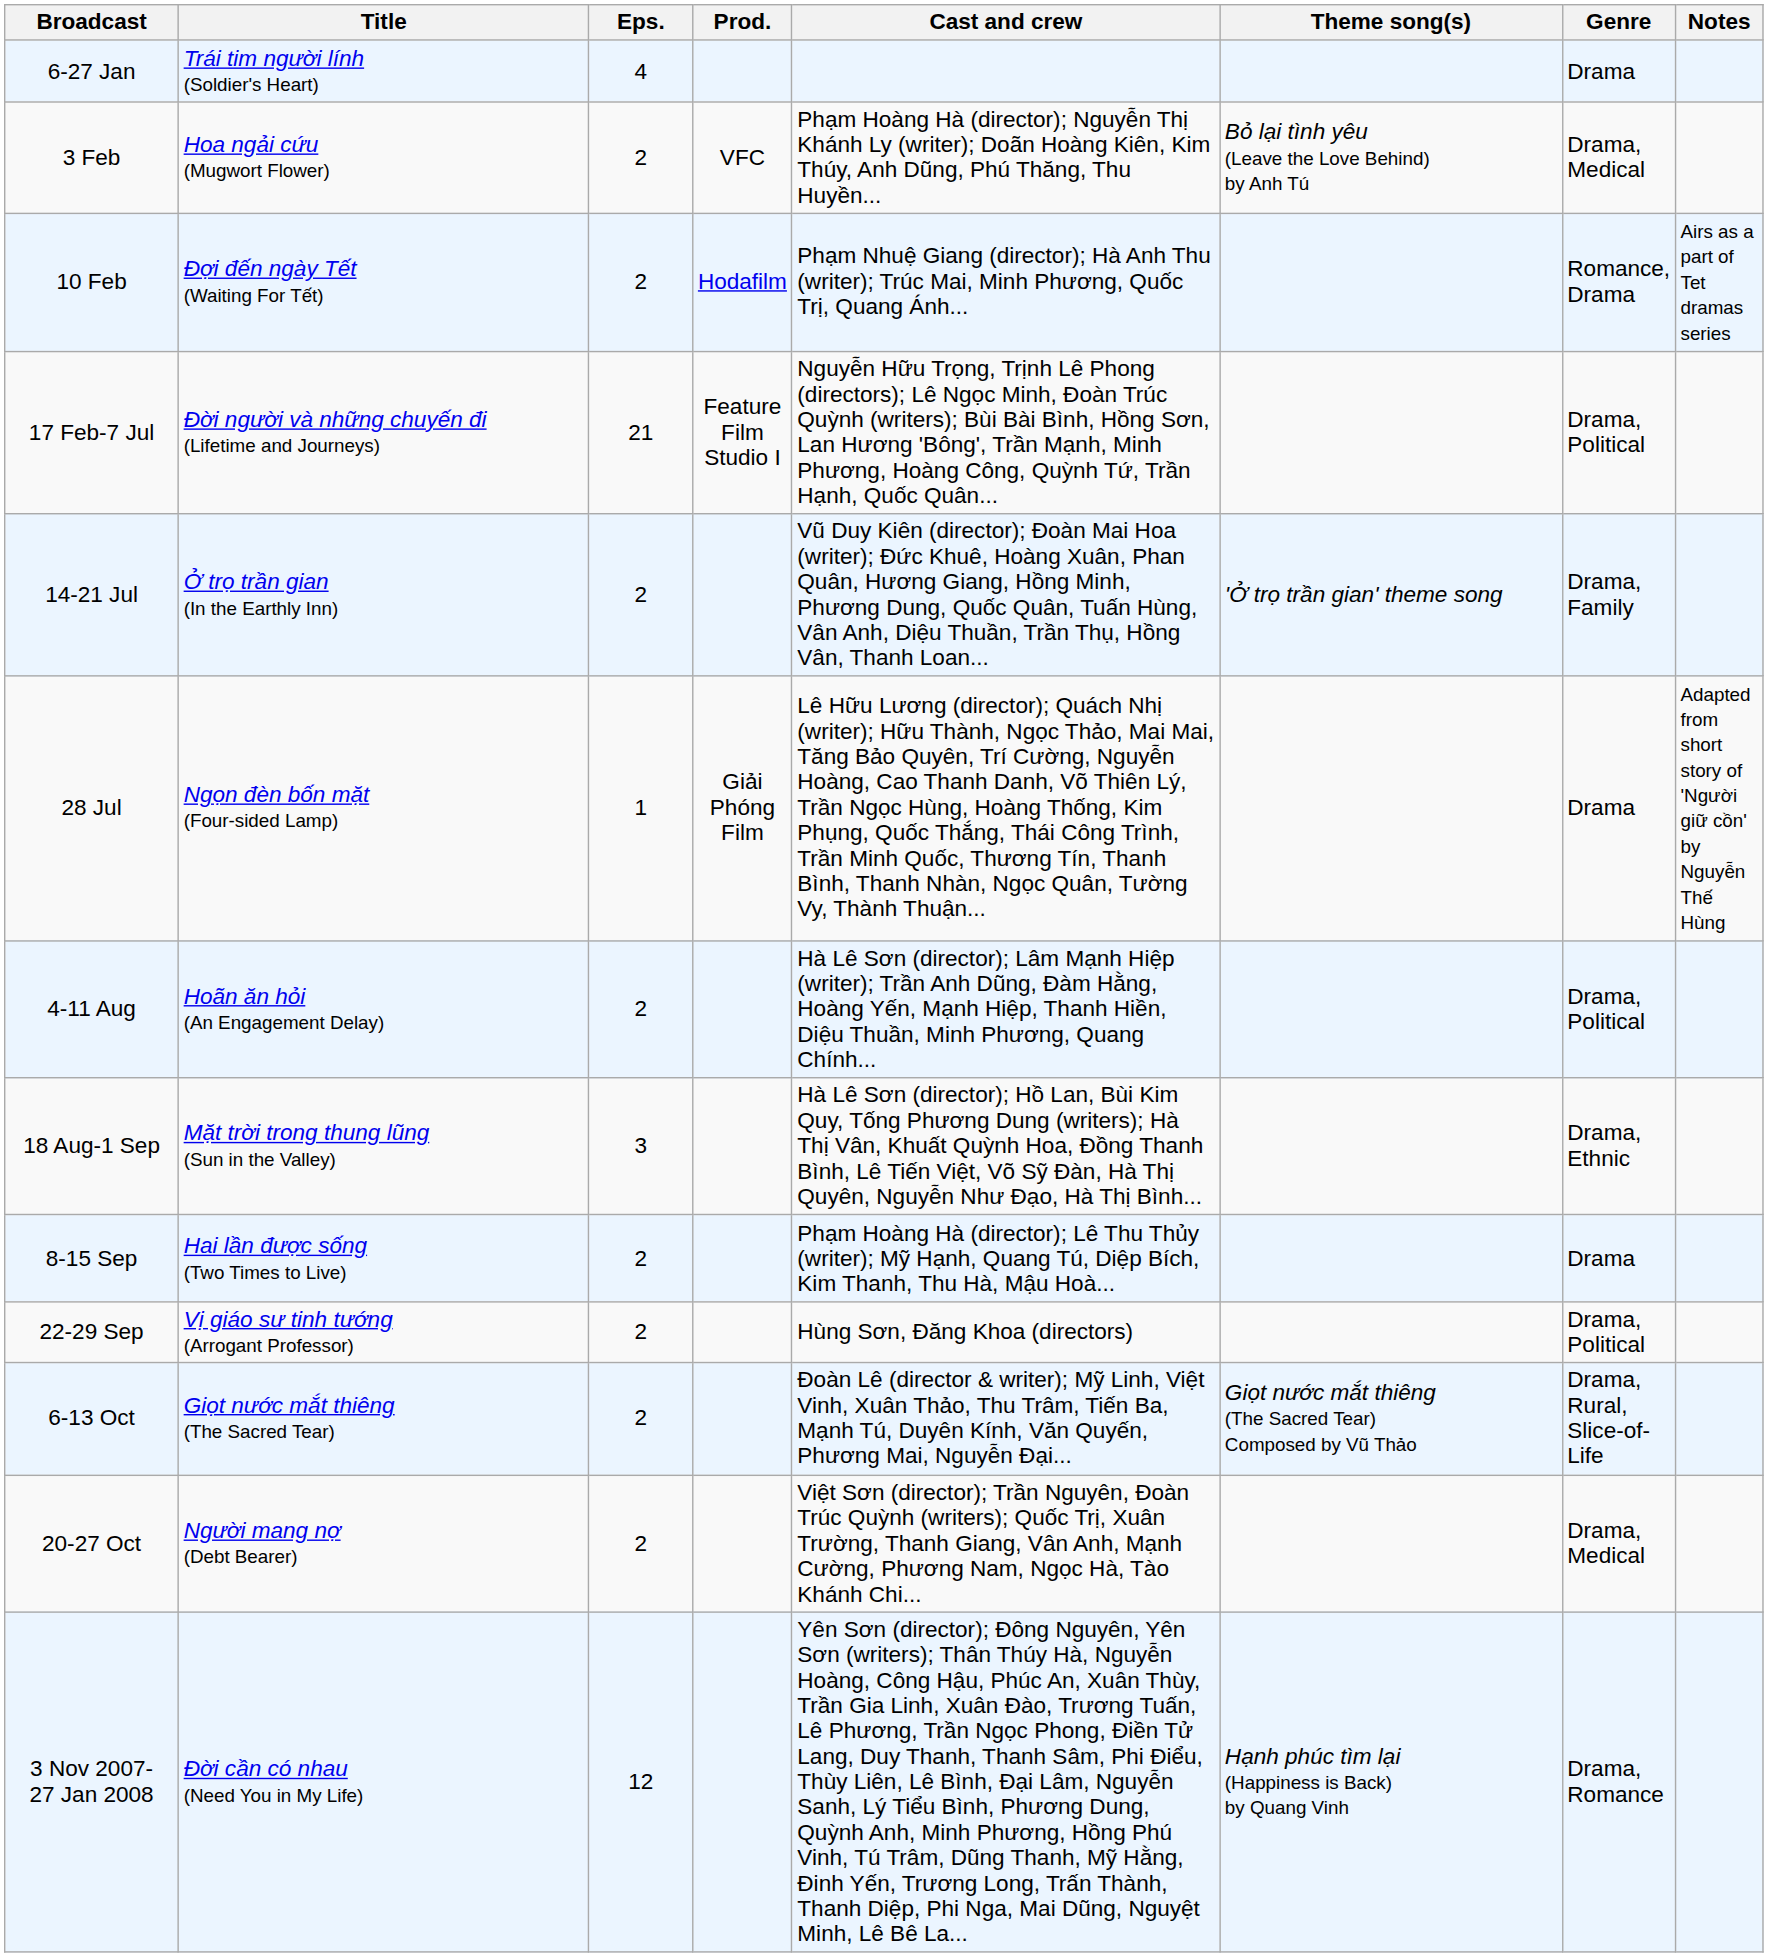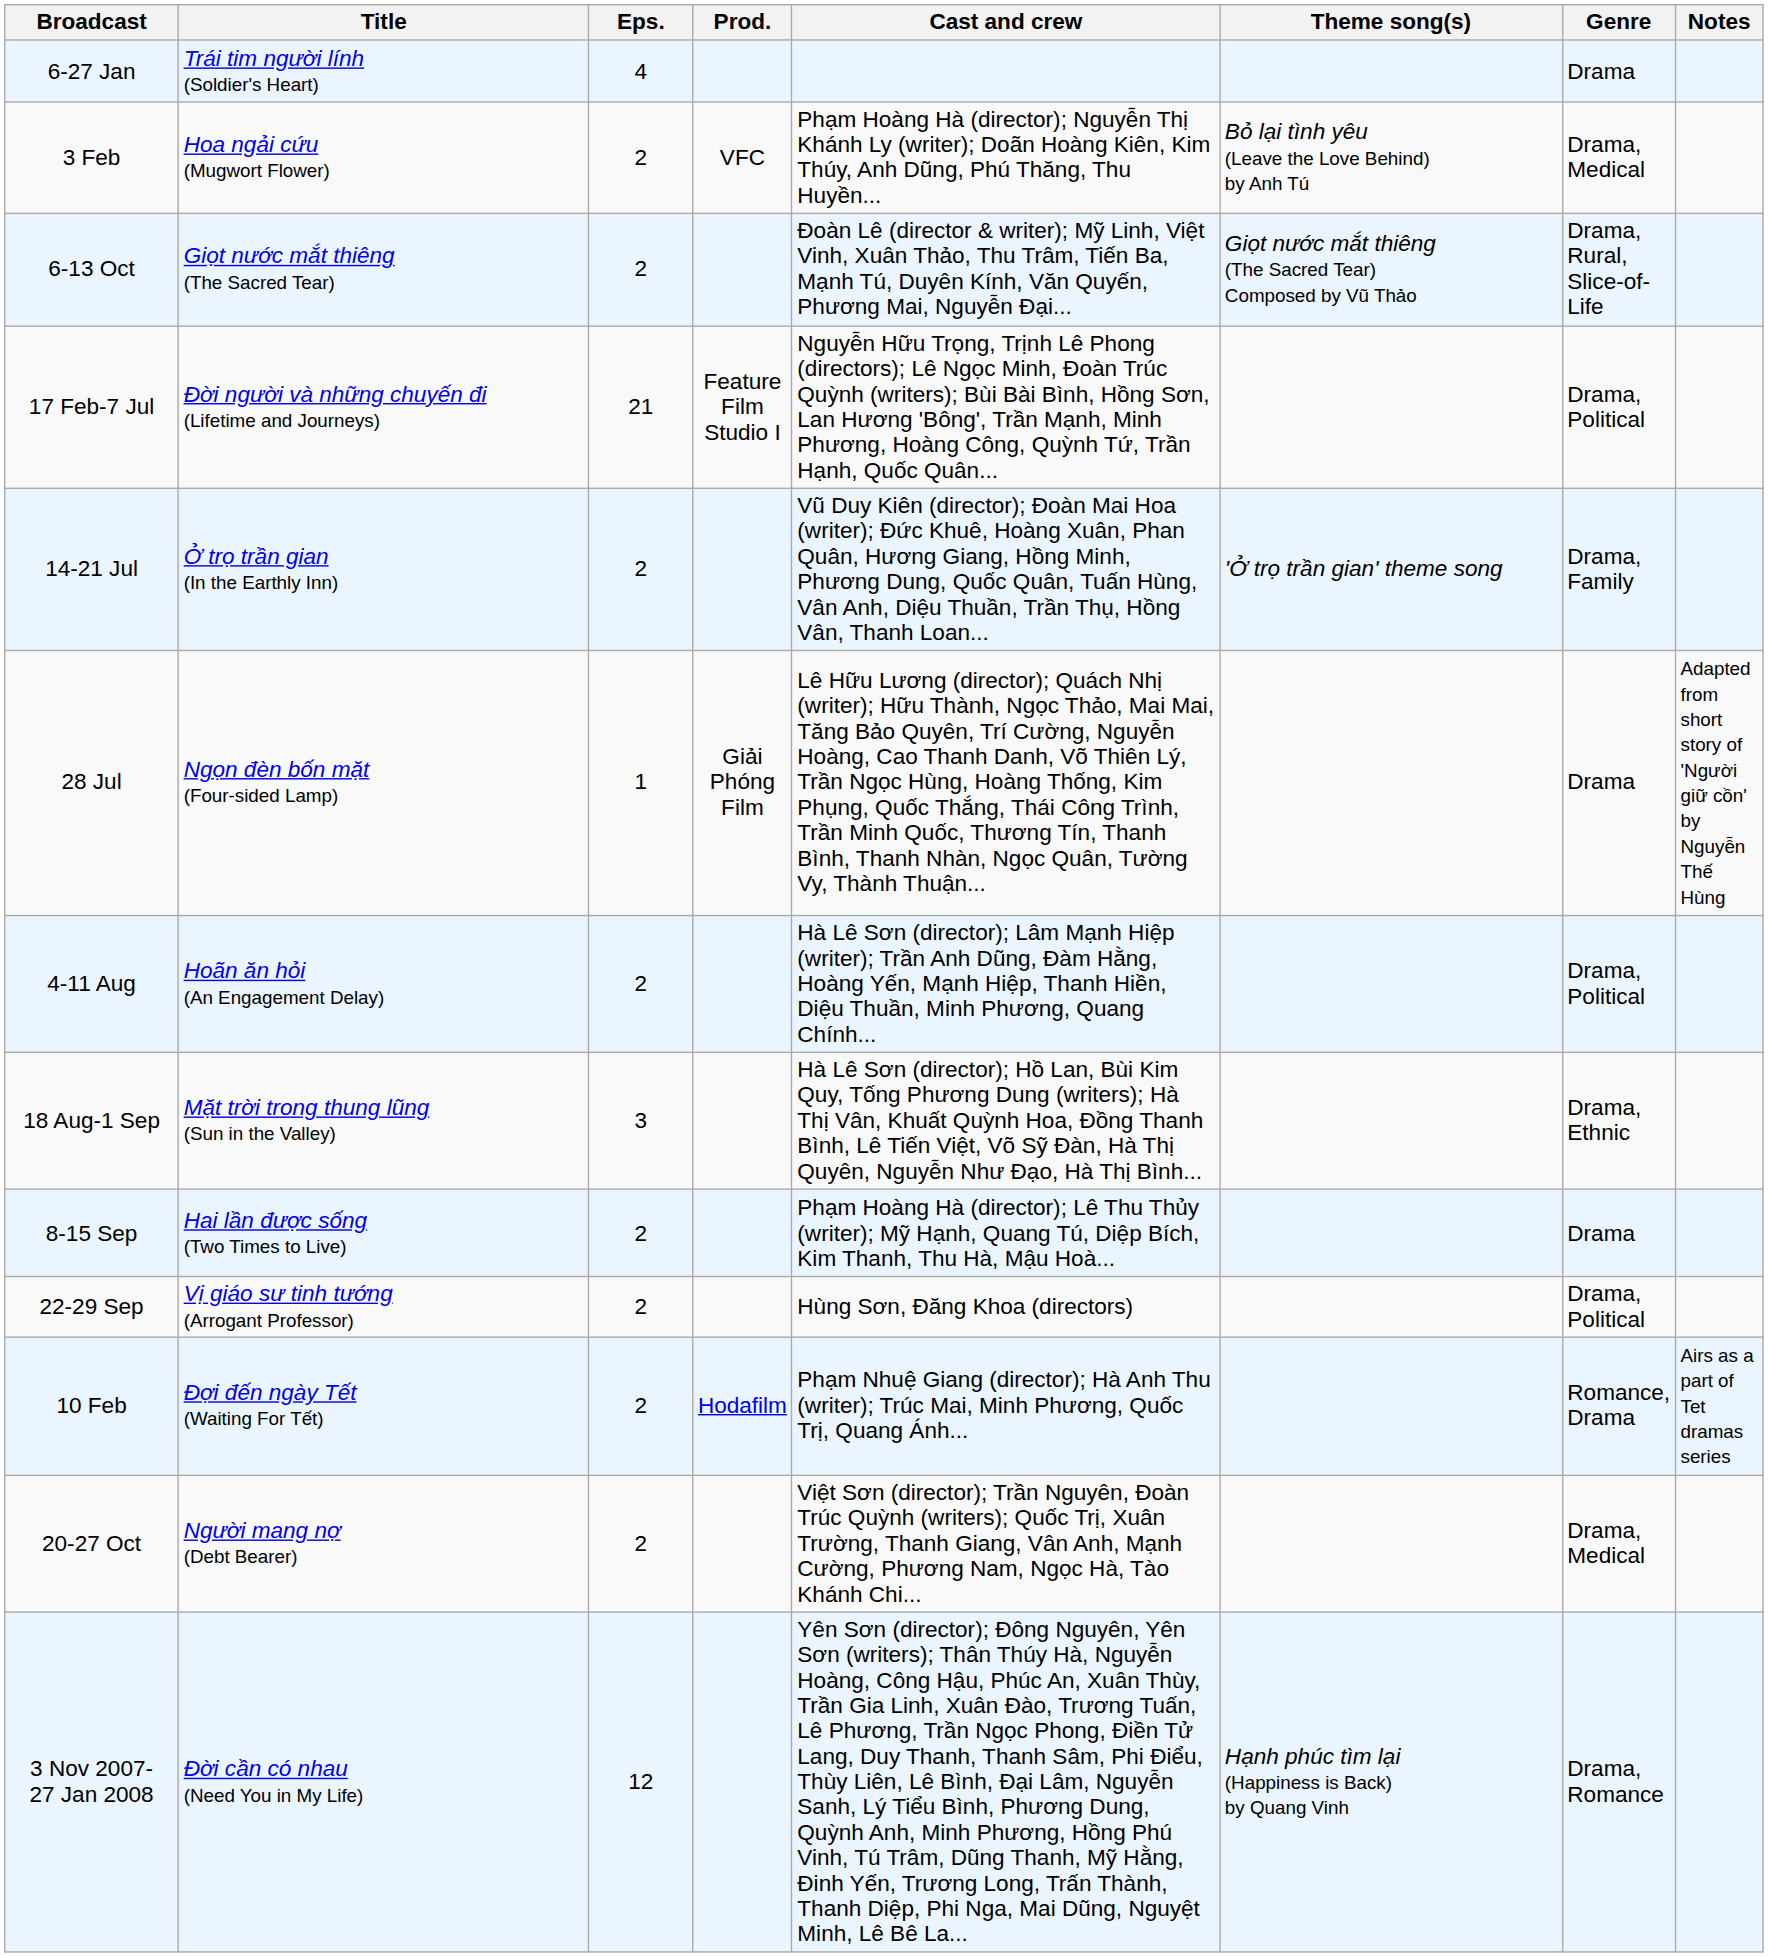rows swapped: (92, 282) <-> (92, 1418)
